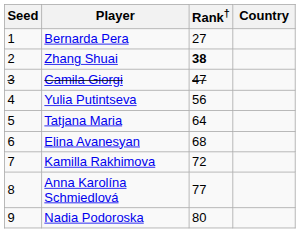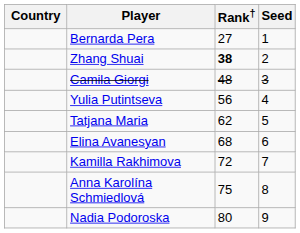columns swapped: (264, 16) <-> (23, 16)
(199, 79) 47 -> (225, 79) 48
(199, 121) 64 -> (225, 121) 62
(199, 190) 77 -> (225, 190) 75
